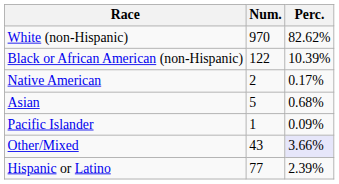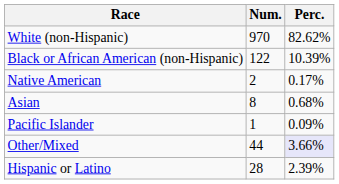(253, 102) 5 -> (253, 102) 8
(256, 146) 43 -> (256, 146) 44
(256, 168) 77 -> (256, 168) 28
